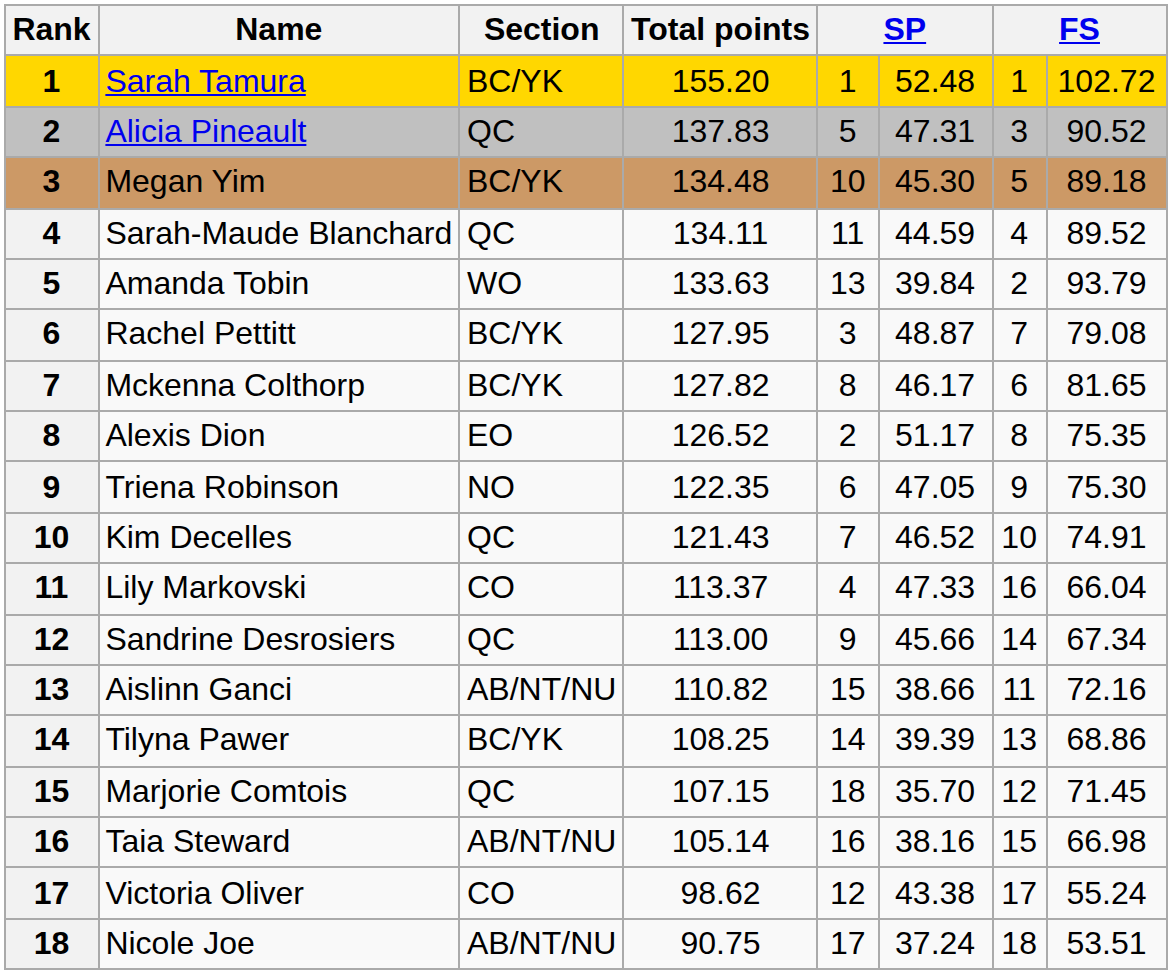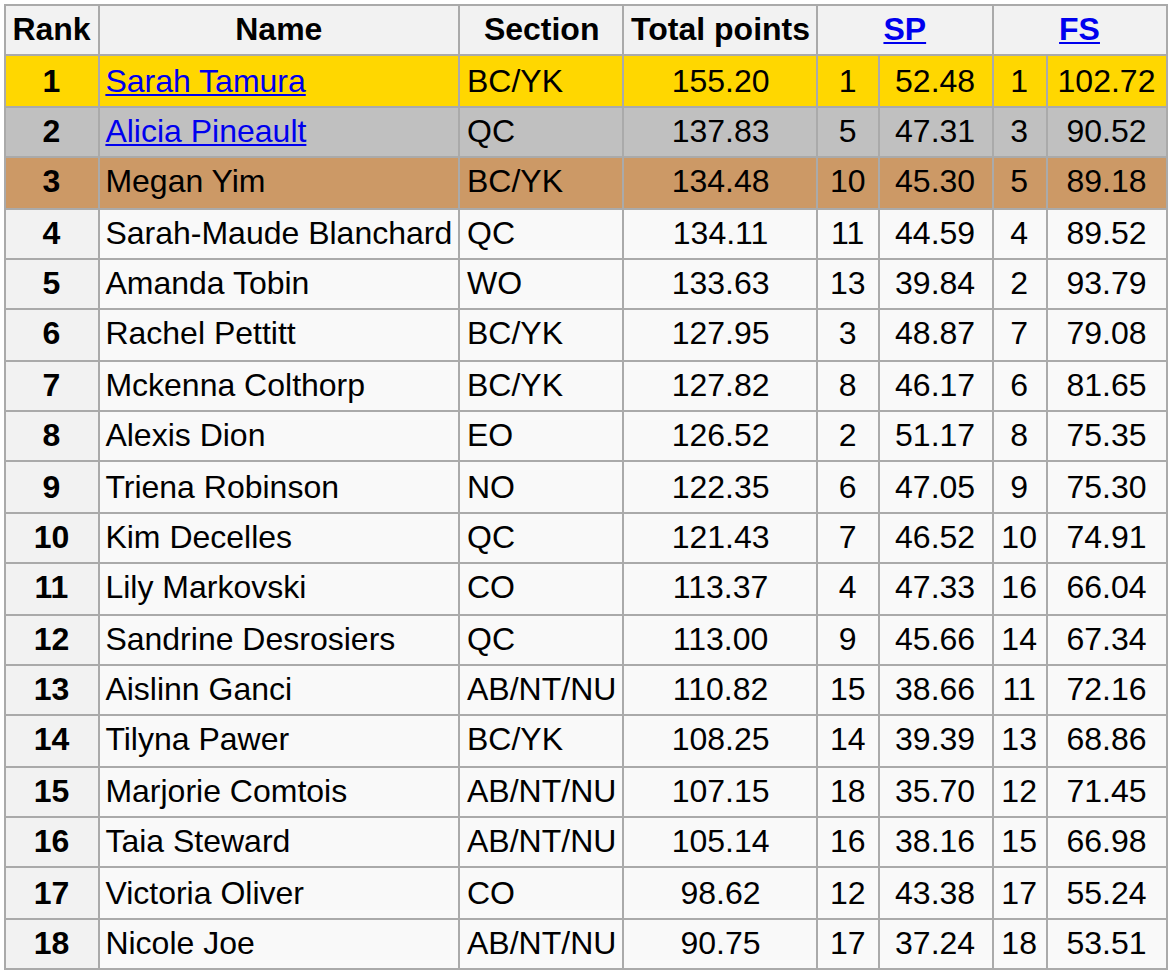(491, 791) QC -> (542, 791) AB/NT/NU
